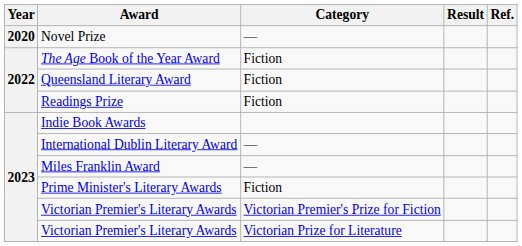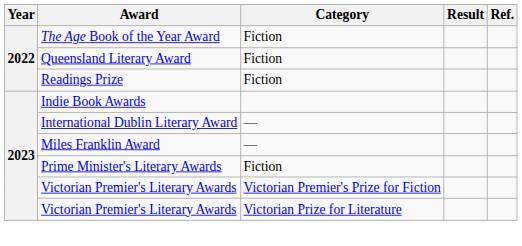- row: (73, 36)
